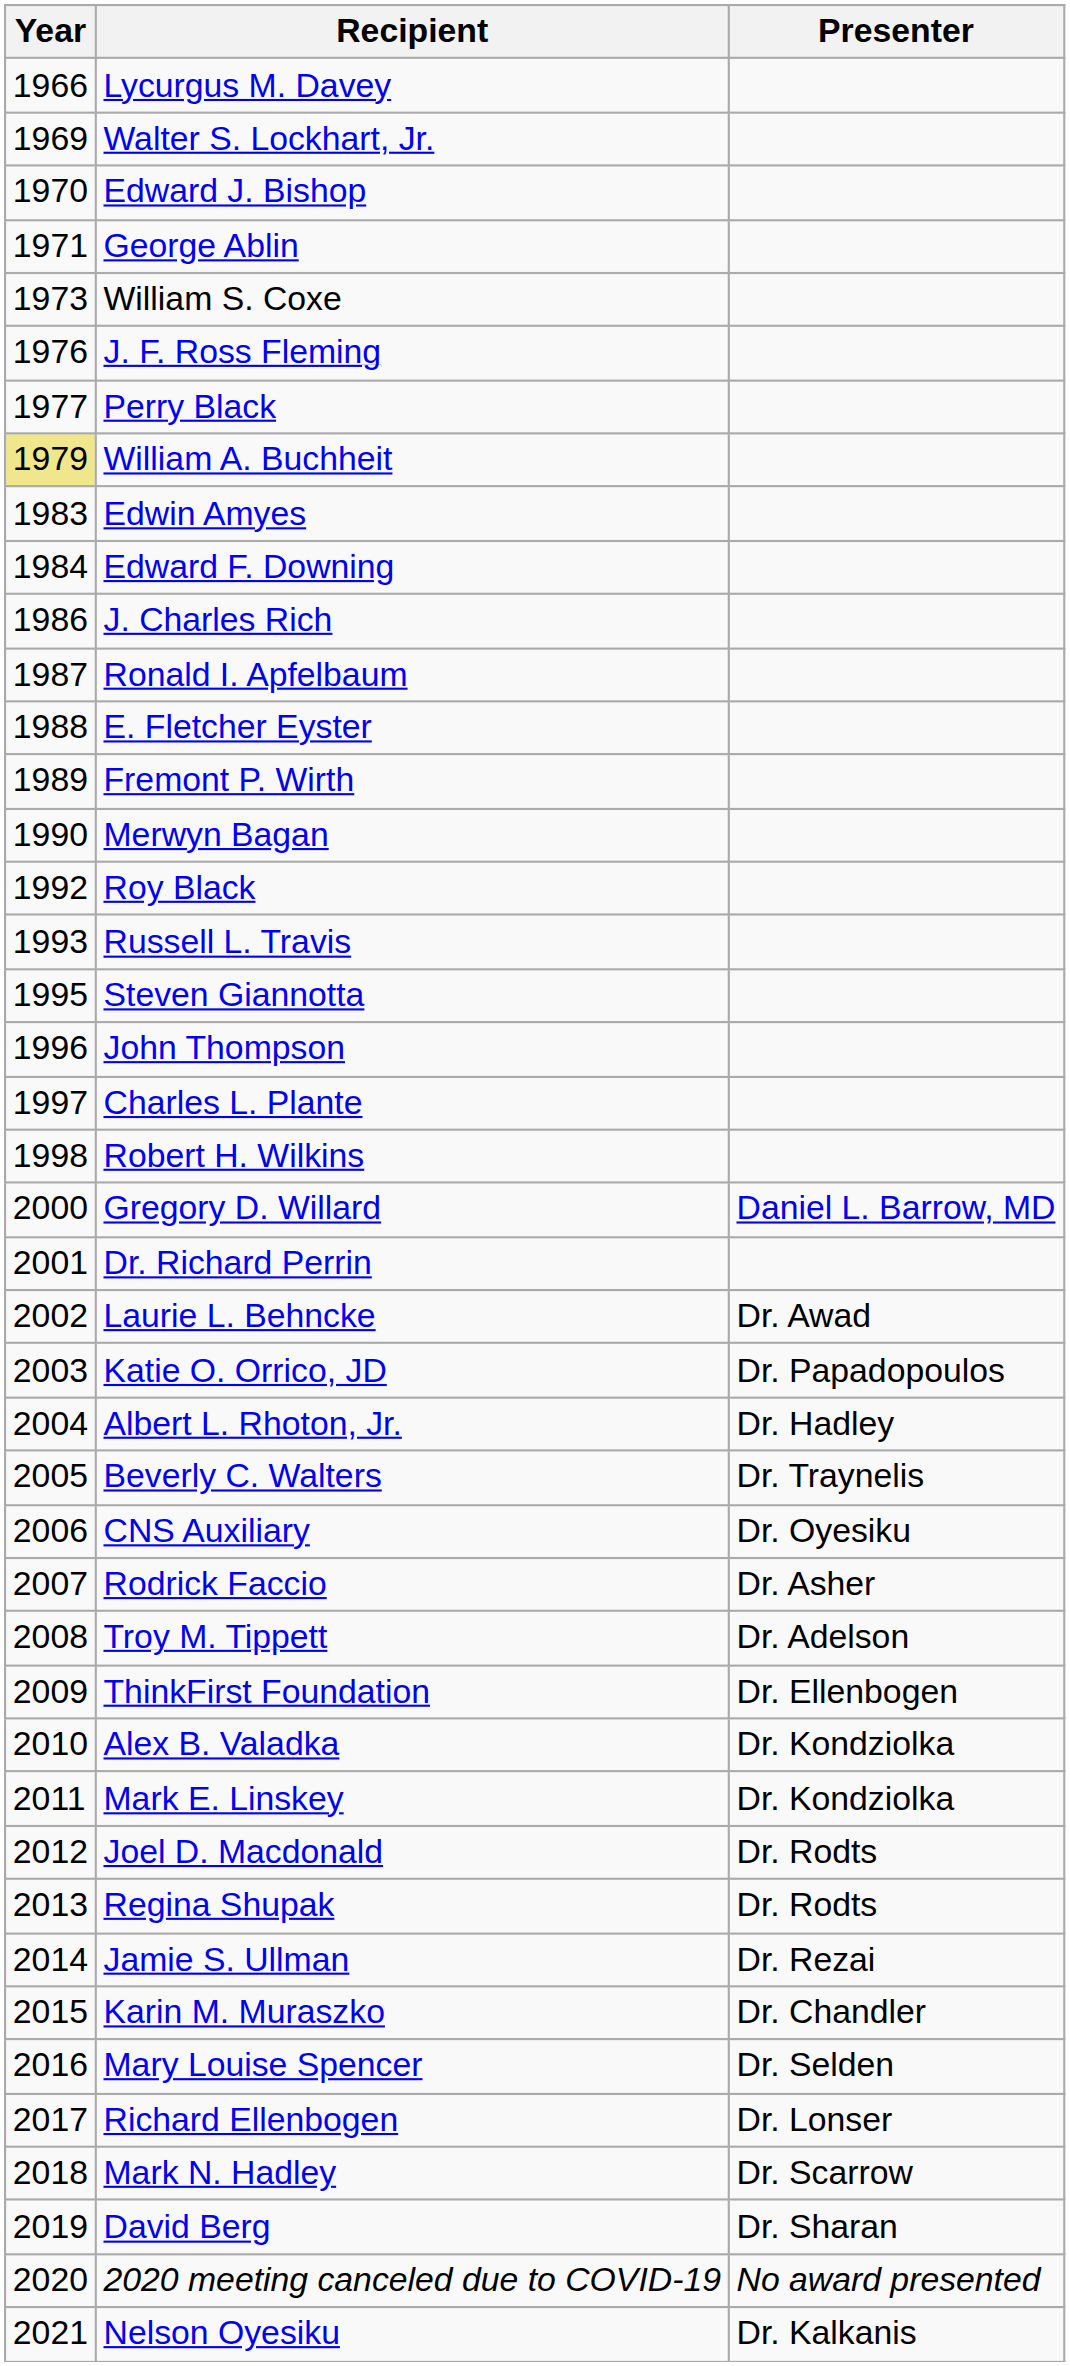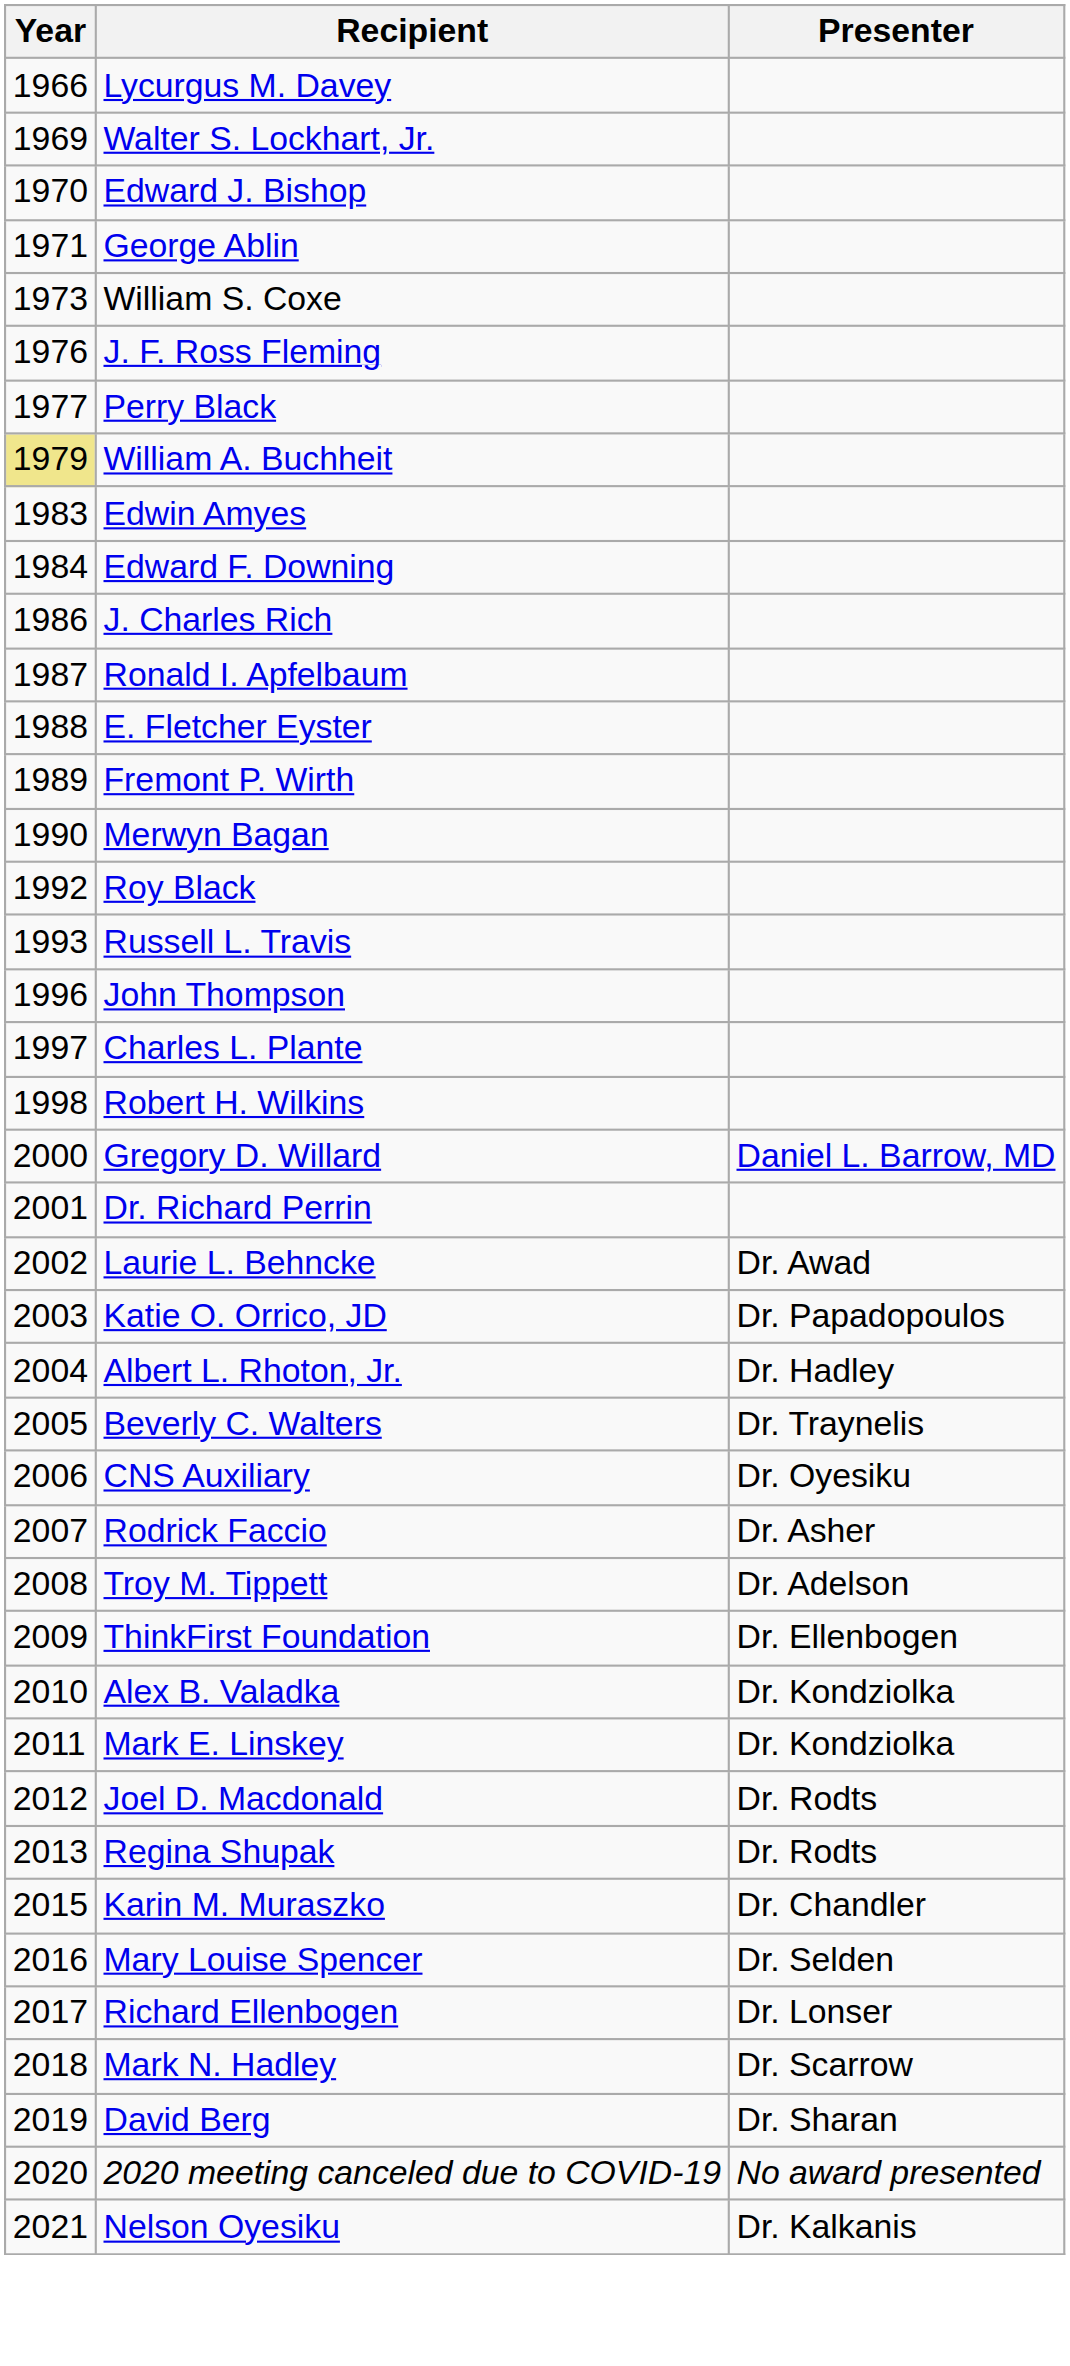- row: (234, 995)
- row: (226, 1958)
